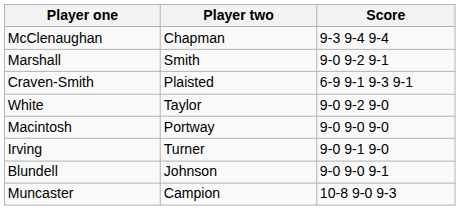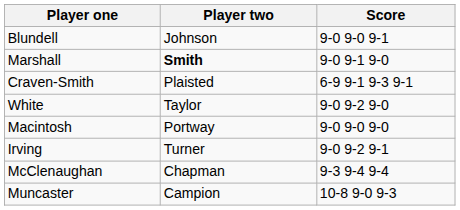rows swapped: (33, 171) <-> (55, 37)
(182, 60) normal -> (183, 60) bold
(354, 60) 9-0 9-2 9-1 -> (354, 60) 9-0 9-1 9-0
(354, 149) 9-0 9-1 9-0 -> (354, 149) 9-0 9-2 9-1
